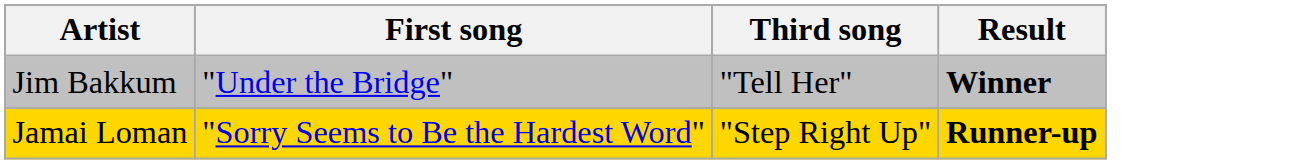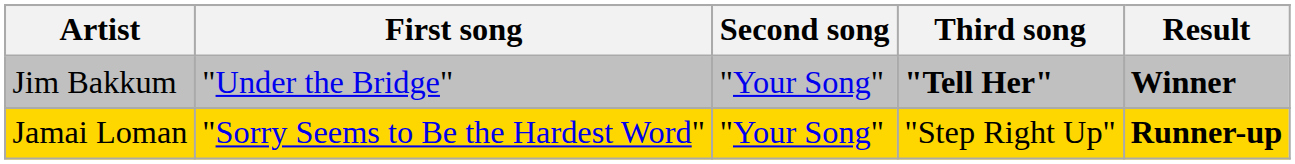+ column: (805, 30)
(786, 81) normal -> (979, 81) bold
